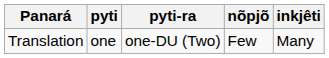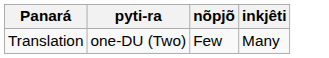- column: (104, 16)
